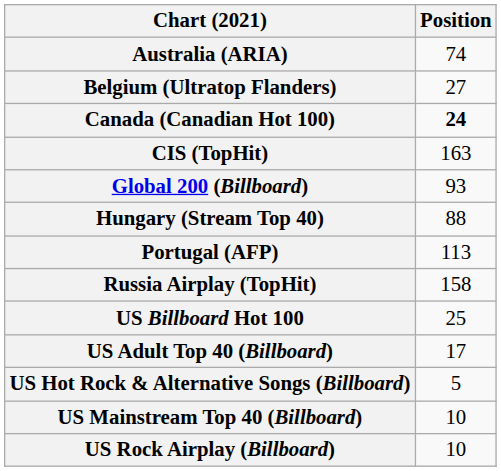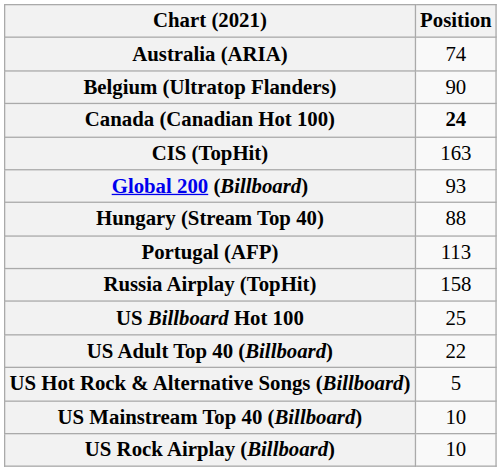(456, 86) 27 -> (456, 86) 90
(456, 350) 17 -> (456, 350) 22
